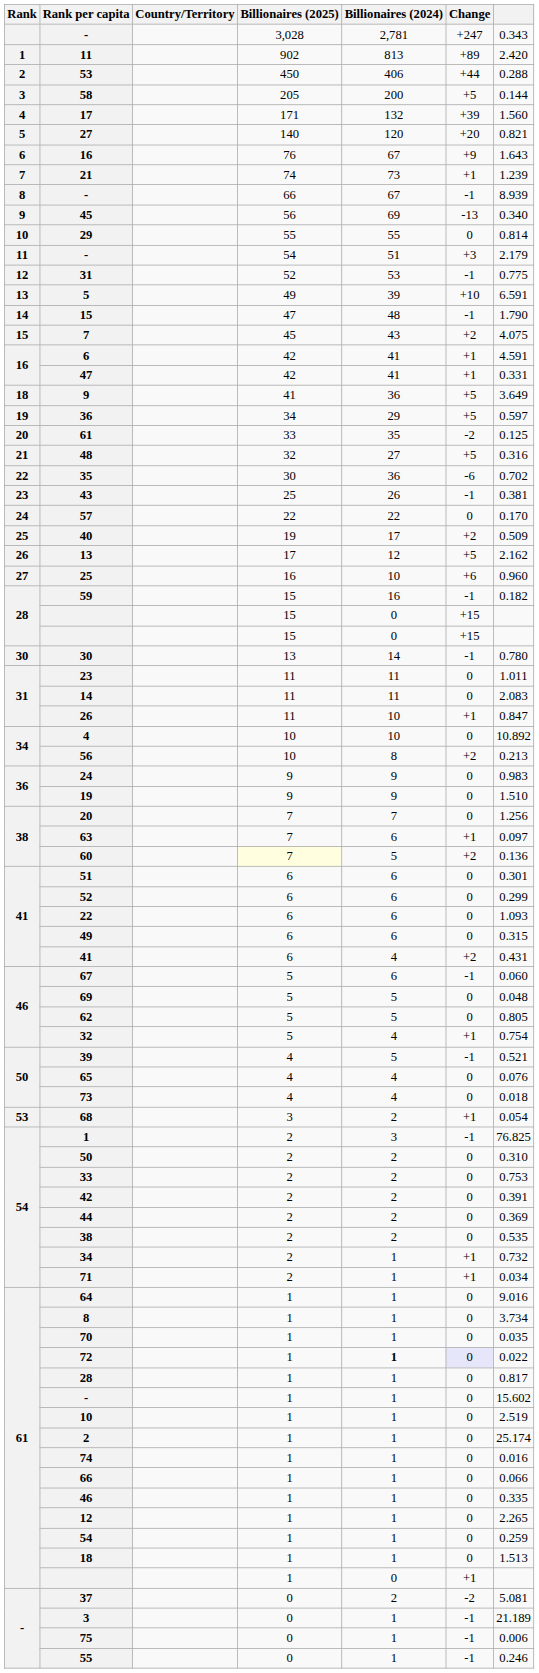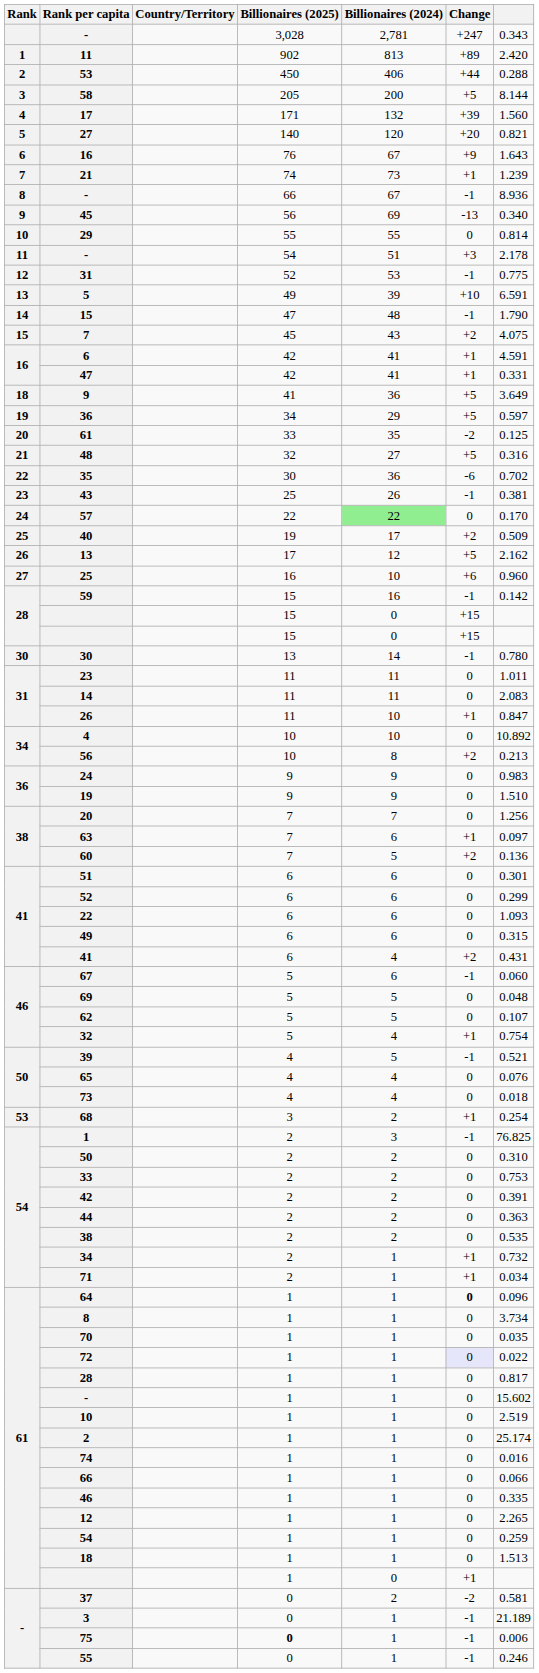(514, 94) 0.144 -> (514, 94) 8.144
(514, 194) 8.939 -> (514, 194) 8.936
(514, 255) 2.179 -> (514, 255) 2.178
(394, 515) no background -> (394, 515) lightgreen background
(514, 595) 0.182 -> (514, 595) 0.142
(290, 856) lightyellow background -> (290, 856) no background
(514, 1016) 0.805 -> (514, 1016) 0.107
(514, 1117) 0.054 -> (514, 1117) 0.254
(514, 1217) 0.369 -> (514, 1217) 0.363
(470, 1297) normal -> (470, 1297) bold
(514, 1297) 9.016 -> (514, 1297) 0.096
(394, 1357) bold -> (394, 1357) normal
(514, 1598) 5.081 -> (514, 1598) 0.581
(290, 1638) normal -> (290, 1638) bold
